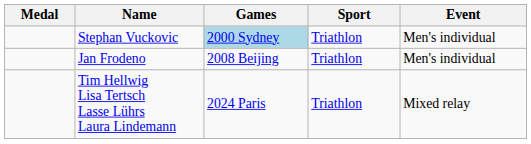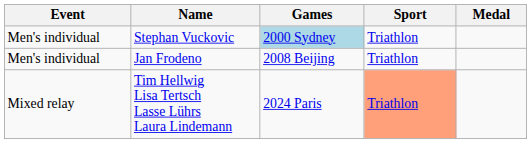columns swapped: (40, 15) <-> (463, 15)
(337, 104) no background -> (393, 104) lightsalmon background
